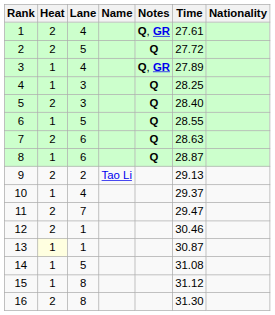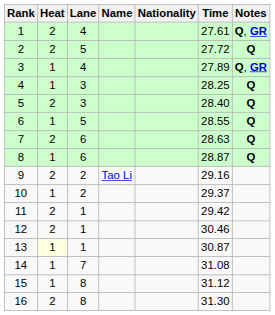columns swapped: (238, 13) <-> (154, 13)
(189, 175) 29.13 -> (215, 175) 29.16
(83, 193) 4 -> (83, 193) 2
(83, 211) 7 -> (83, 211) 1
(189, 211) 29.47 -> (215, 211) 29.42
(83, 265) 5 -> (83, 265) 7
